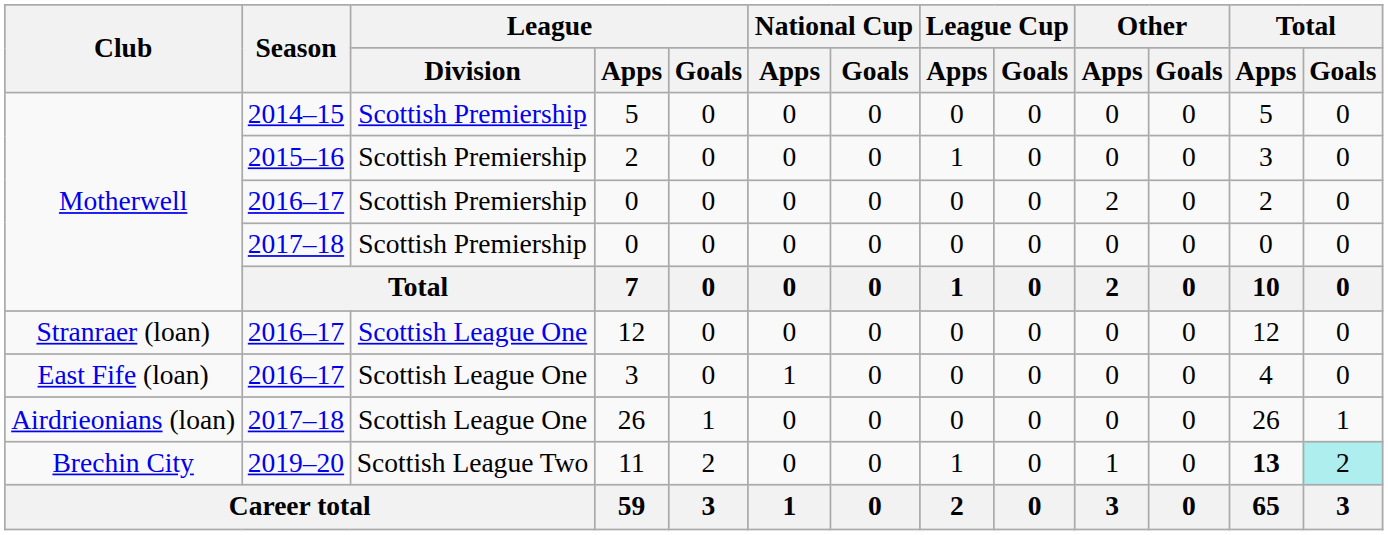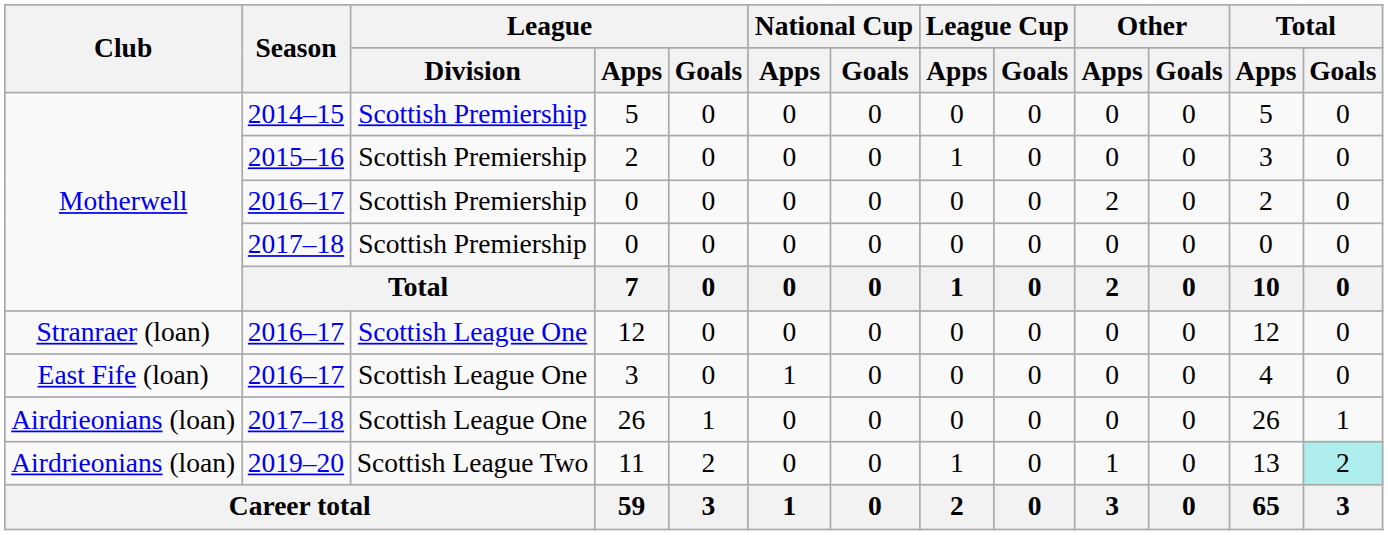(123, 462) Brechin City -> (123, 462) Airdrieonians (loan)
(1266, 462) bold -> (1266, 462) normal
